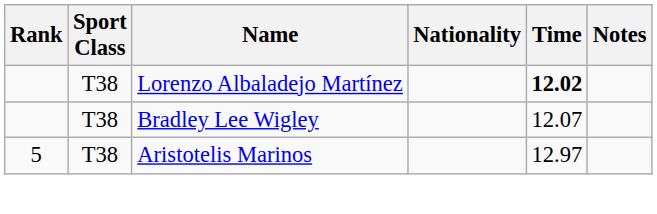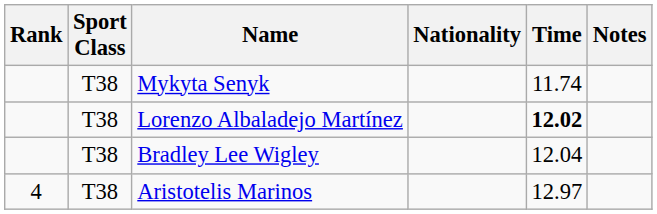+ row: (203, 83)
(557, 119) 12.07 -> (557, 155) 12.04
(36, 155) 5 -> (36, 190) 4
